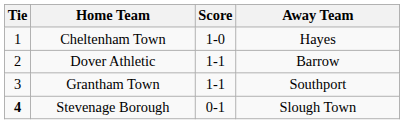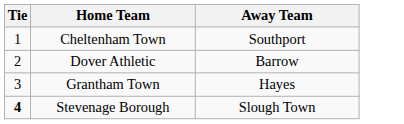- column: (215, 15)
(318, 38) Hayes -> (277, 38) Southport
(318, 84) Southport -> (277, 84) Hayes
